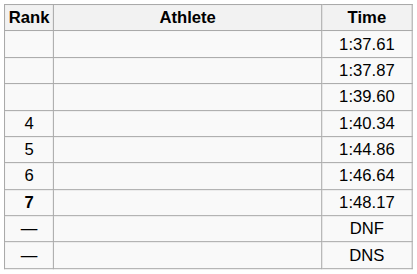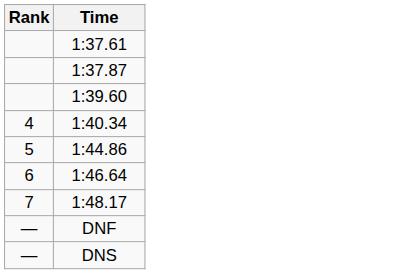- column: (188, 17)
(29, 202) bold -> (29, 202) normal
